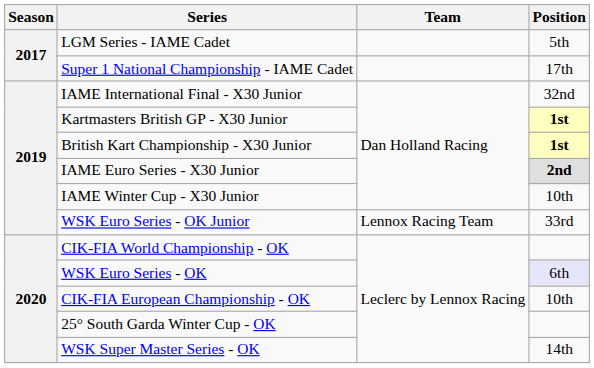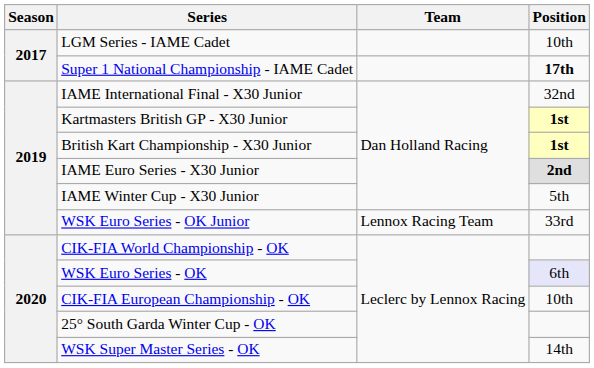(559, 42) 5th -> (559, 42) 10th
(559, 68) normal -> (559, 68) bold
(559, 195) 10th -> (559, 195) 5th
